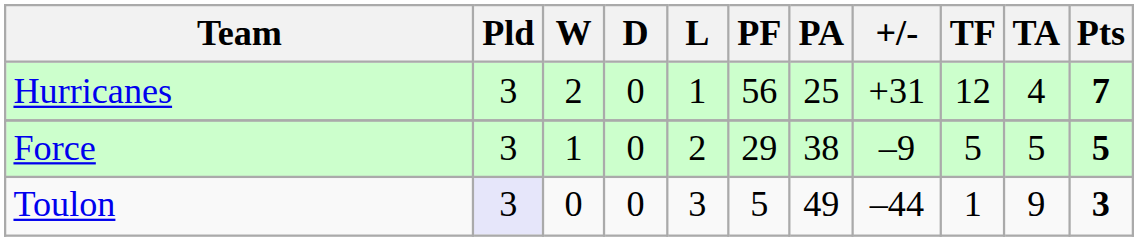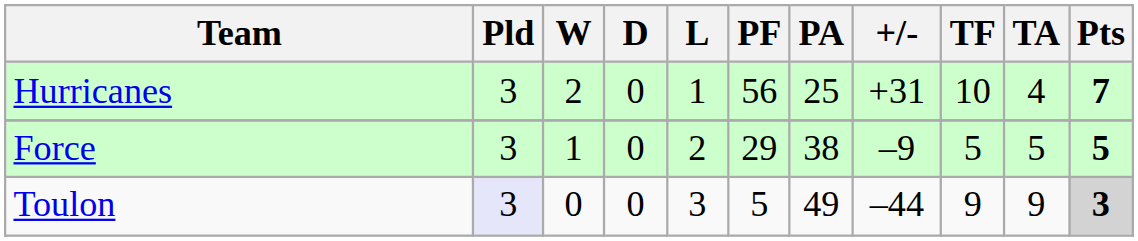(973, 90) 12 -> (973, 90) 10
(973, 205) 1 -> (973, 205) 9
(1101, 205) no background -> (1101, 205) lightgrey background
